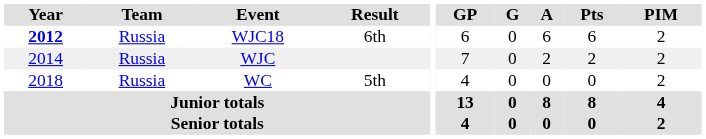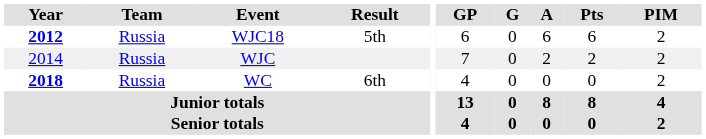(375, 36) 6th -> (375, 36) 5th
(46, 80) normal -> (46, 80) bold
(375, 80) 5th -> (375, 80) 6th
